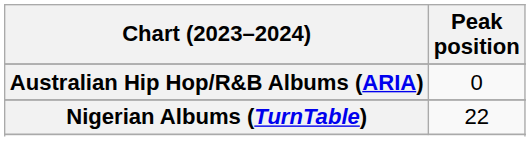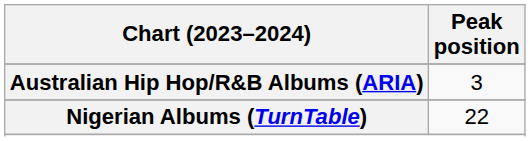(477, 81) 0 -> (477, 81) 3
